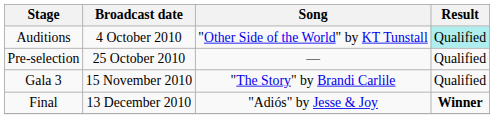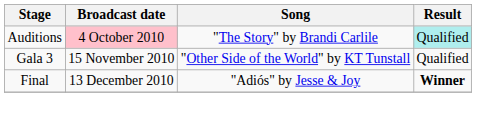(139, 37) no background -> (121, 37) pink background
(313, 37) "Other Side of the World" by KT Tunstall -> (296, 37) "The Story" by Brandi Carlile
- row: (44, 59)
(313, 80) "The Story" by Brandi Carlile -> (296, 59) "Other Side of the World" by KT Tunstall
